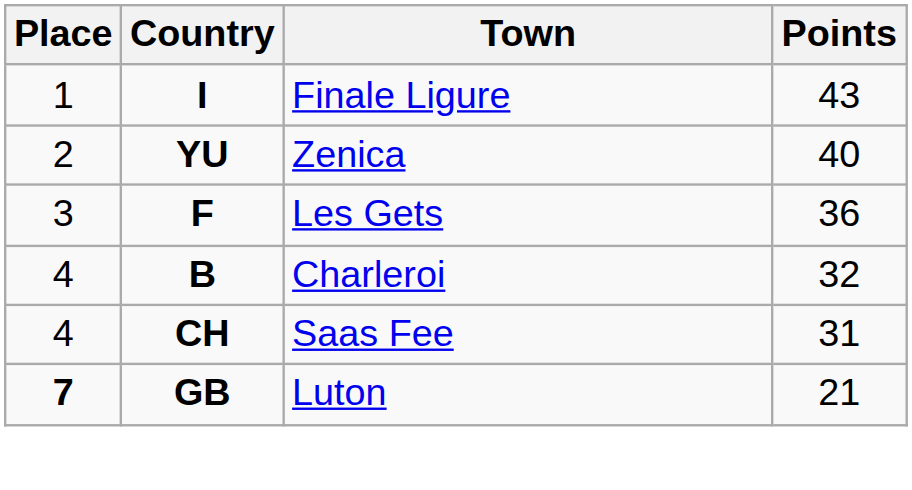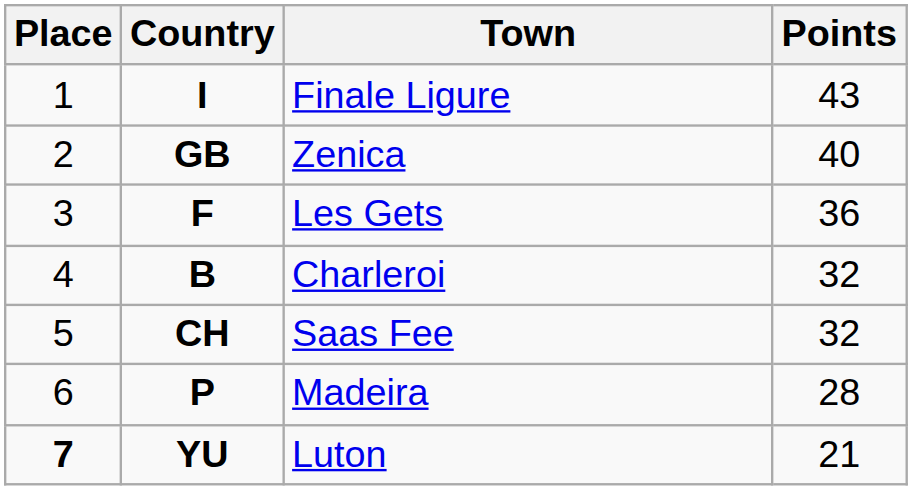(202, 154) YU -> (202, 154) GB
(63, 333) 4 -> (63, 333) 5
(839, 333) 31 -> (839, 333) 32
+ row: (360, 393)
(202, 393) GB -> (202, 453) YU
